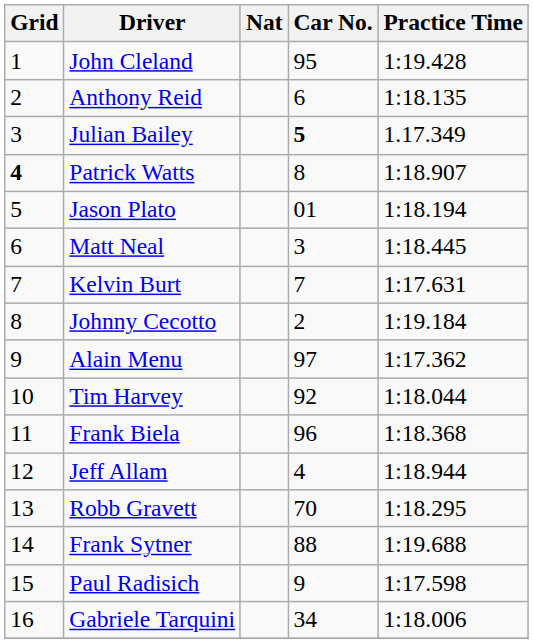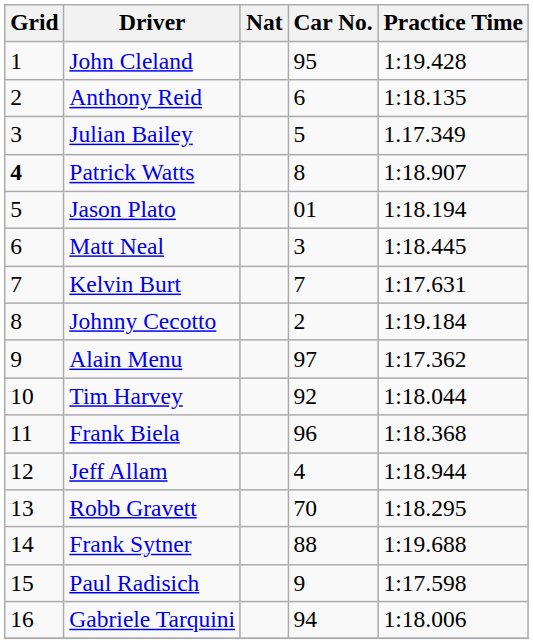(299, 135) bold -> (299, 135) normal
(305, 619) 34 -> (305, 619) 94
